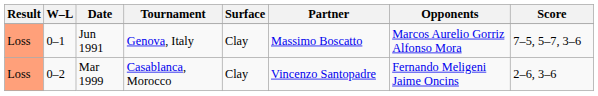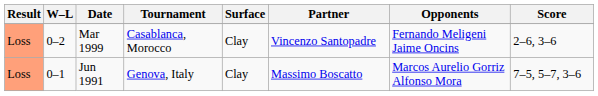rows swapped: (91, 40) <-> (91, 74)
